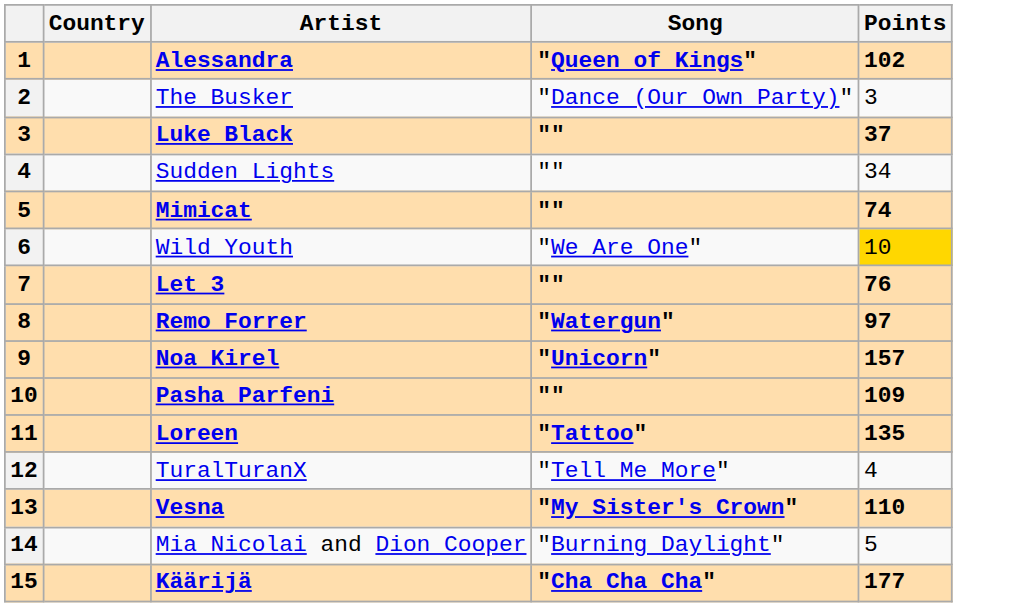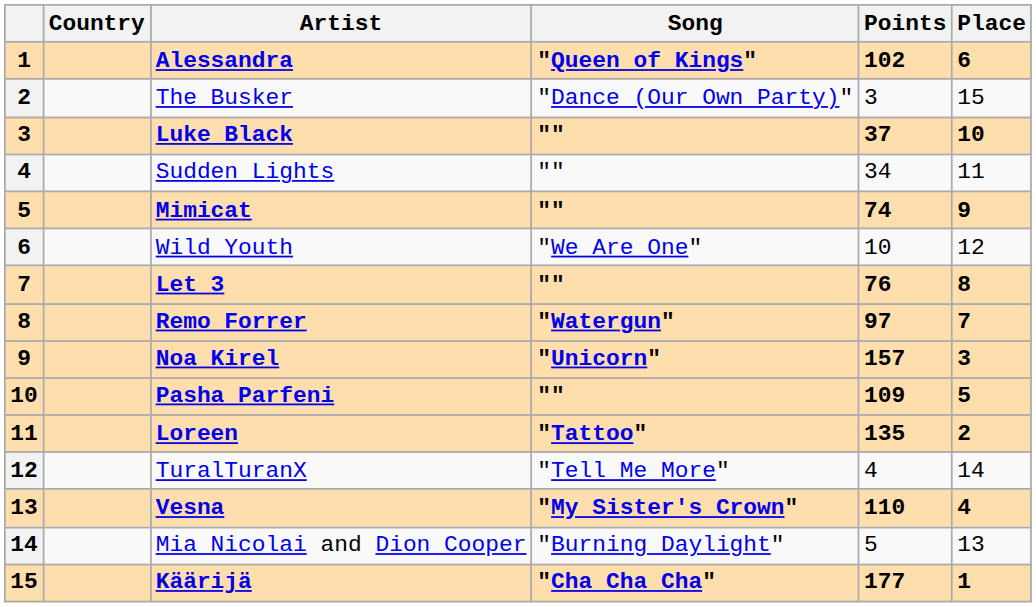+ column: (992, 24)
(878, 247) gold background -> (878, 247) no background
